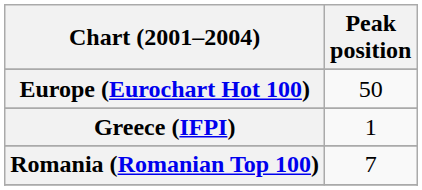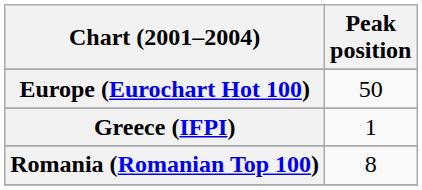(371, 164) 7 -> (371, 164) 8
